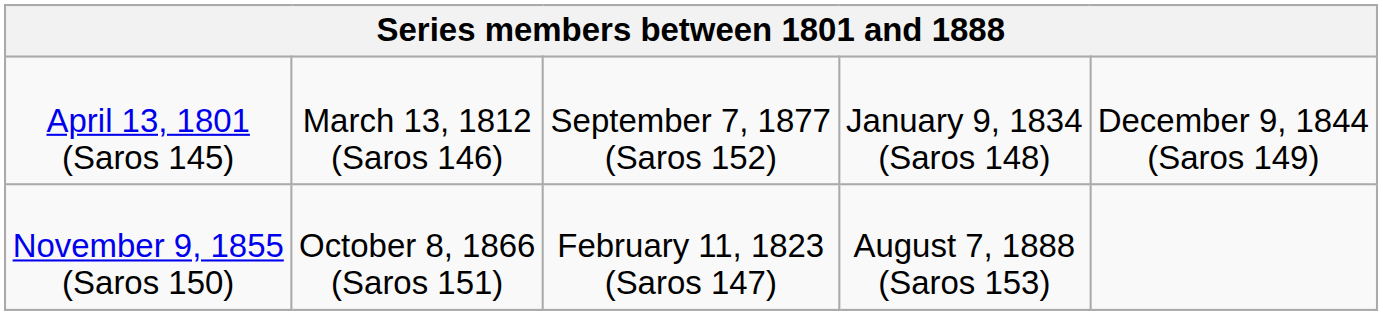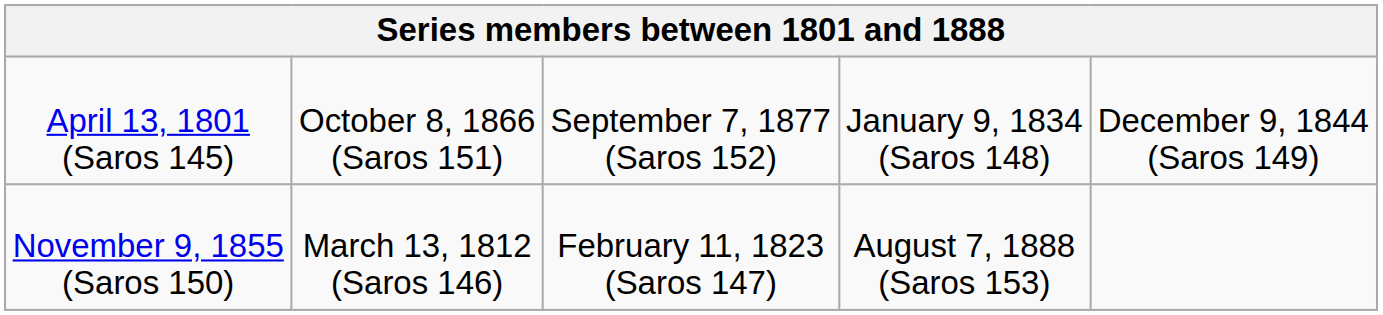(417, 138) March 13, 1812 (Saros 146) -> (417, 138) October 8, 1866 (Saros 151)
(417, 264) October 8, 1866 (Saros 151) -> (417, 264) March 13, 1812 (Saros 146)
